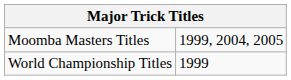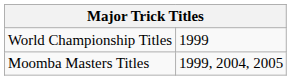rows swapped: (90, 63) <-> (79, 39)
